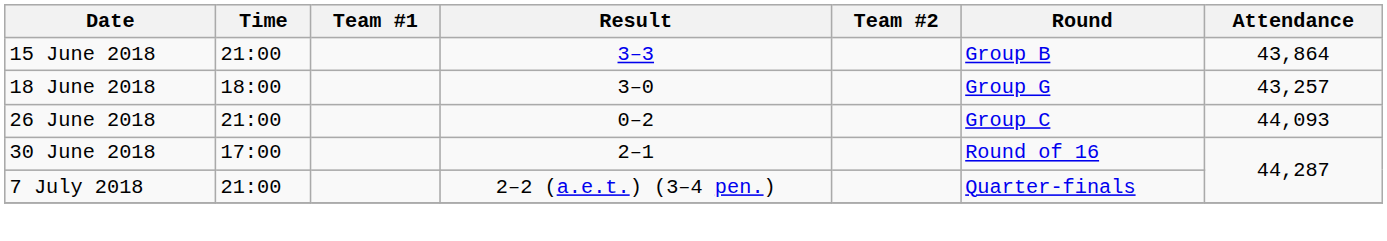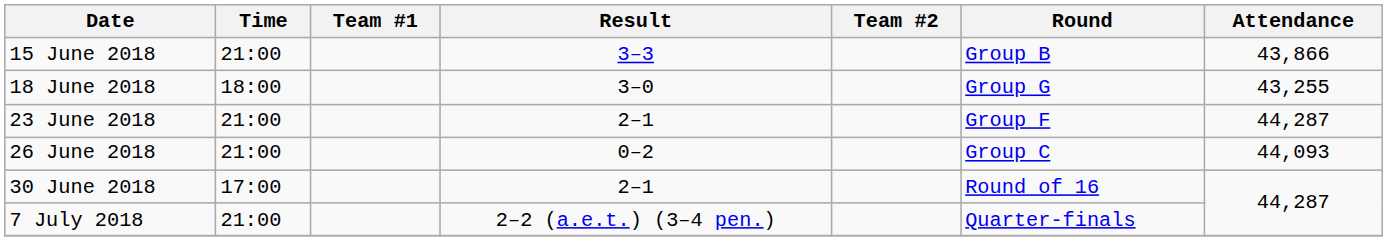(1293, 54) 43,864 -> (1293, 54) 43,866
(1293, 87) 43,257 -> (1293, 87) 43,255
+ row: (83, 120)
